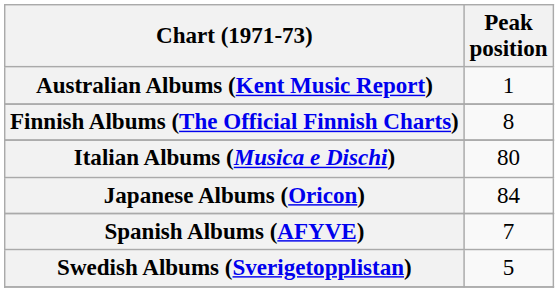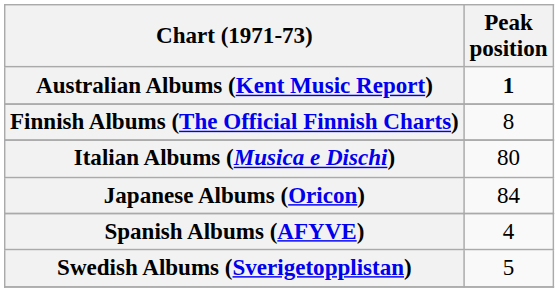(508, 85) normal -> (508, 85) bold
(508, 231) 7 -> (508, 231) 4
